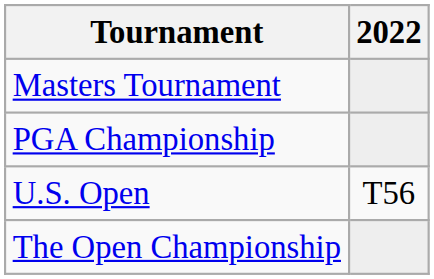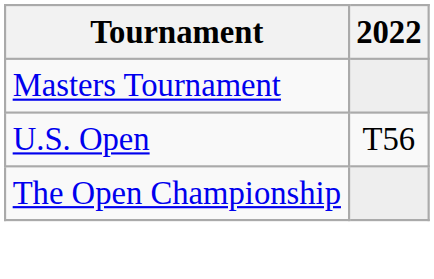- row: (144, 139)
